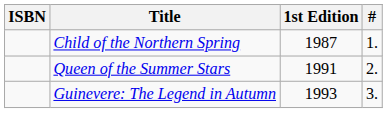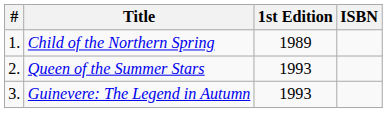columns swapped: (372, 17) <-> (27, 17)
(321, 42) 1987 -> (295, 42) 1989
(321, 68) 1991 -> (295, 68) 1993
